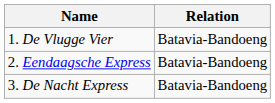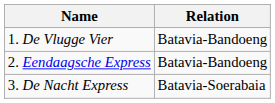(212, 86) Batavia-Bandoeng -> (212, 86) Batavia-Soerabaia
